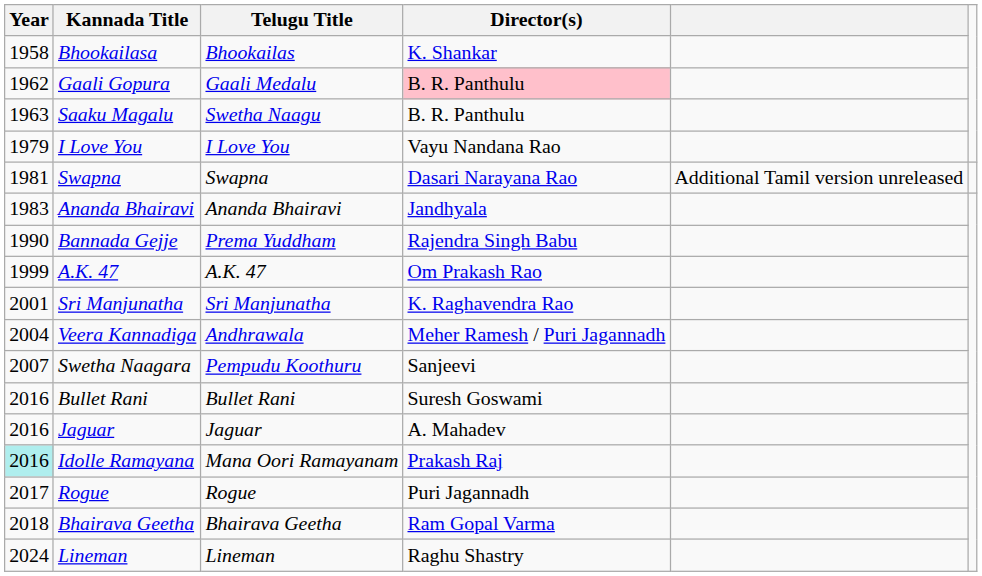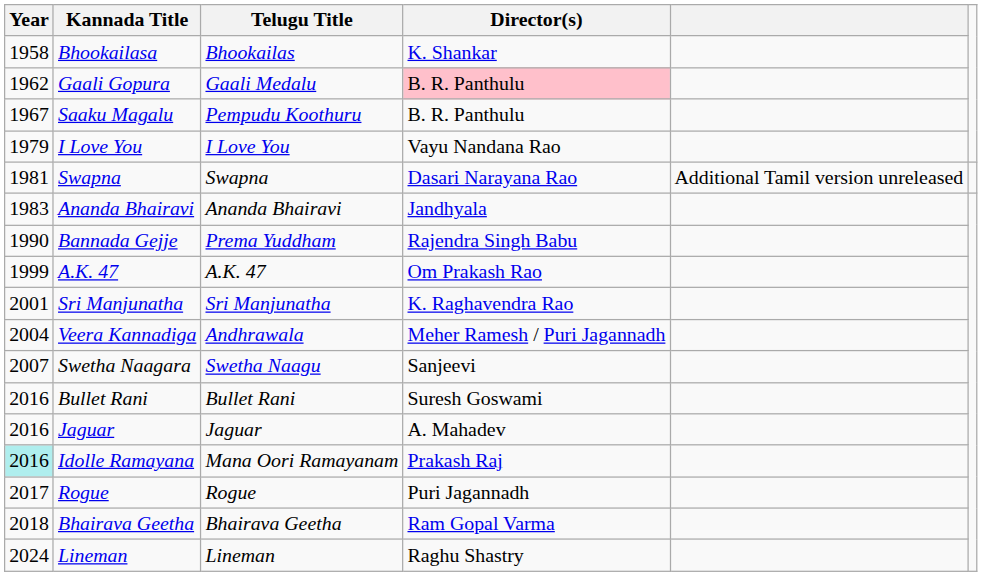(29, 114) 1963 -> (29, 114) 1967
(263, 114) Swetha Naagu -> (283, 114) Pempudu Koothuru
(283, 366) Pempudu Koothuru -> (263, 366) Swetha Naagu
